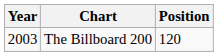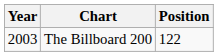(170, 39) 120 -> (170, 39) 122
